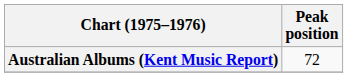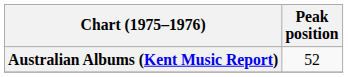(312, 59) 72 -> (312, 59) 52
